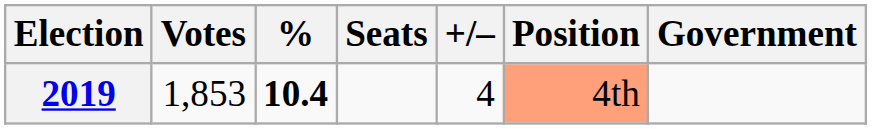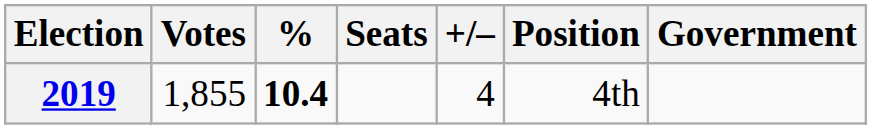(204, 92) 1,853 -> (204, 92) 1,855
(616, 92) lightsalmon background -> (616, 92) no background
